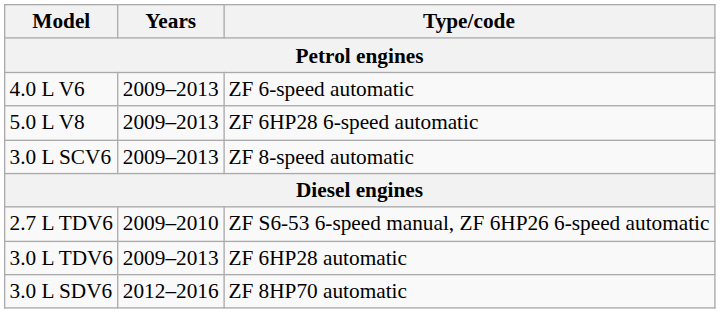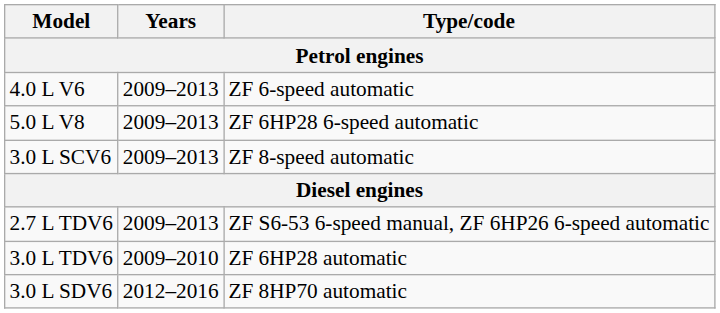(171, 223) 2009–2010 -> (171, 223) 2009–2013
(171, 257) 2009–2013 -> (171, 257) 2009–2010
